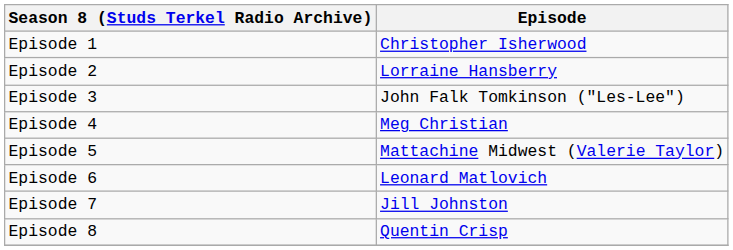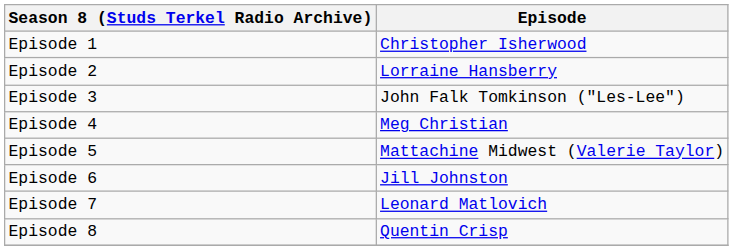(464, 178) Leonard Matlovich -> (444, 178) Jill Johnston
(444, 205) Jill Johnston -> (464, 205) Leonard Matlovich
